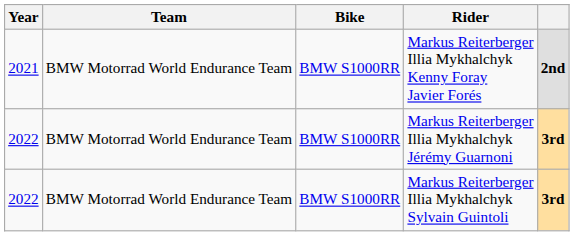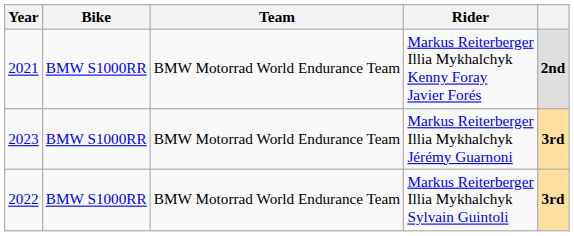columns swapped: (169, 16) <-> (350, 16)
(23, 138) 2022 -> (23, 138) 2023
